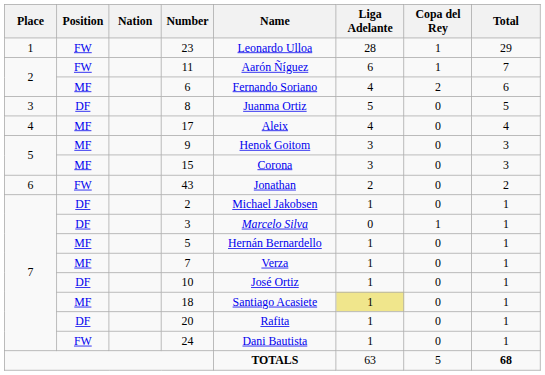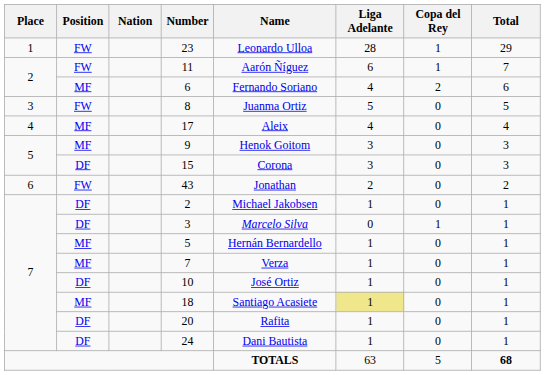(83, 106) DF -> (83, 106) FW
(83, 165) MF -> (83, 165) DF
(83, 341) FW -> (83, 341) DF
